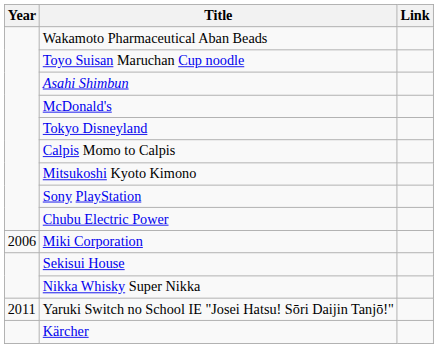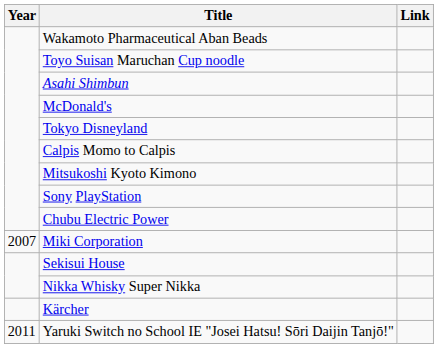(22, 241) 2006 -> (22, 241) 2007
rows swapped: (218, 309) <-> (66, 331)
